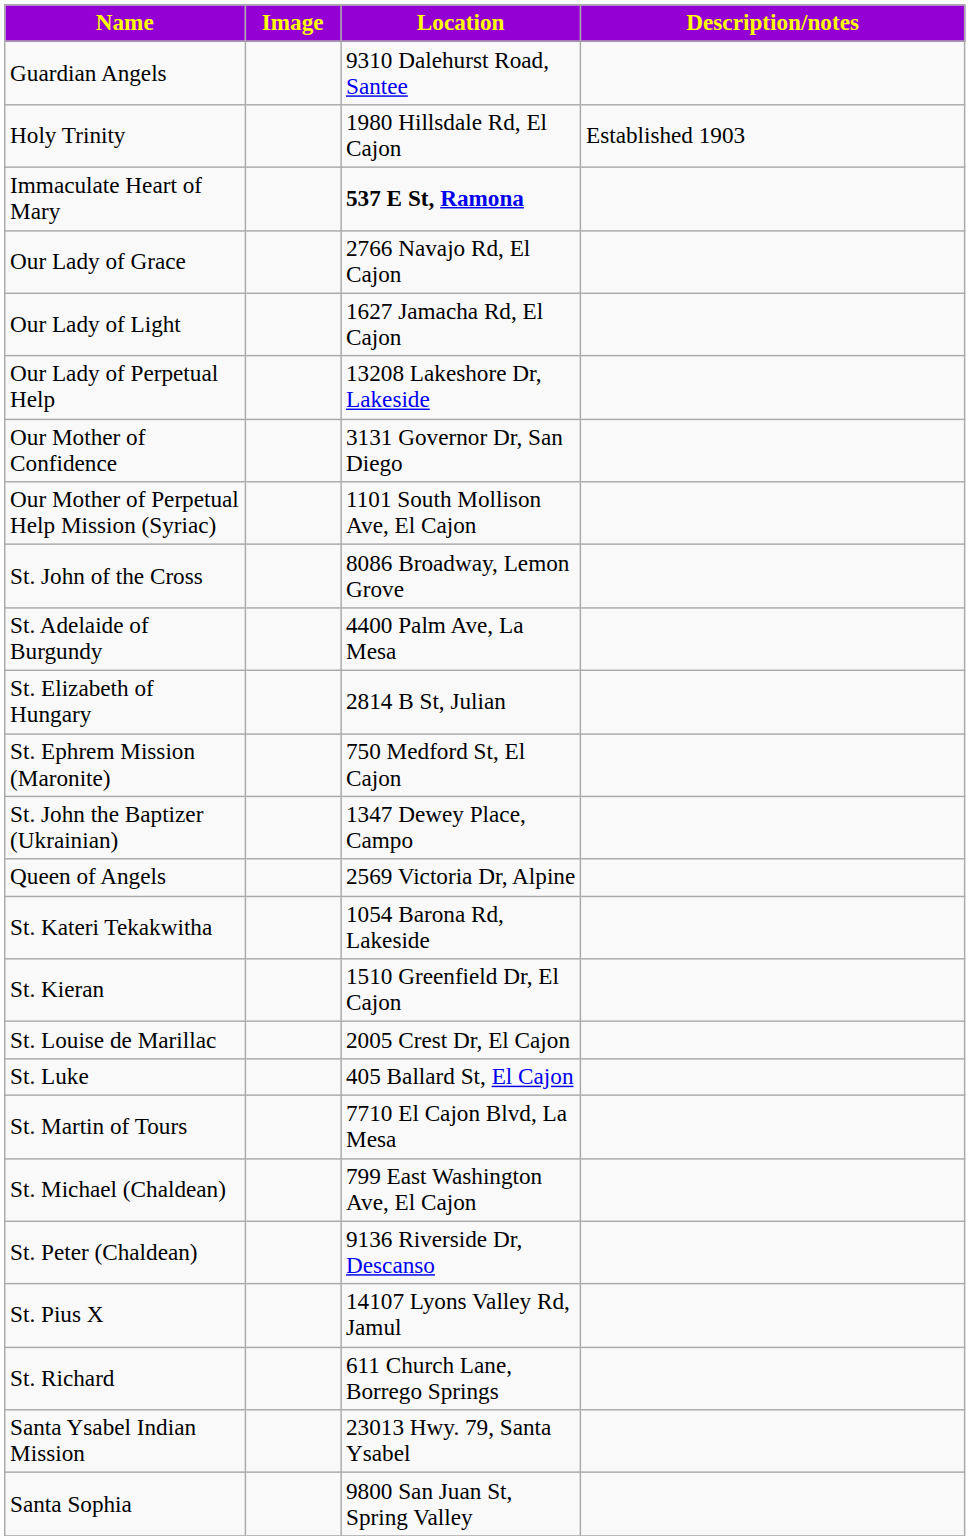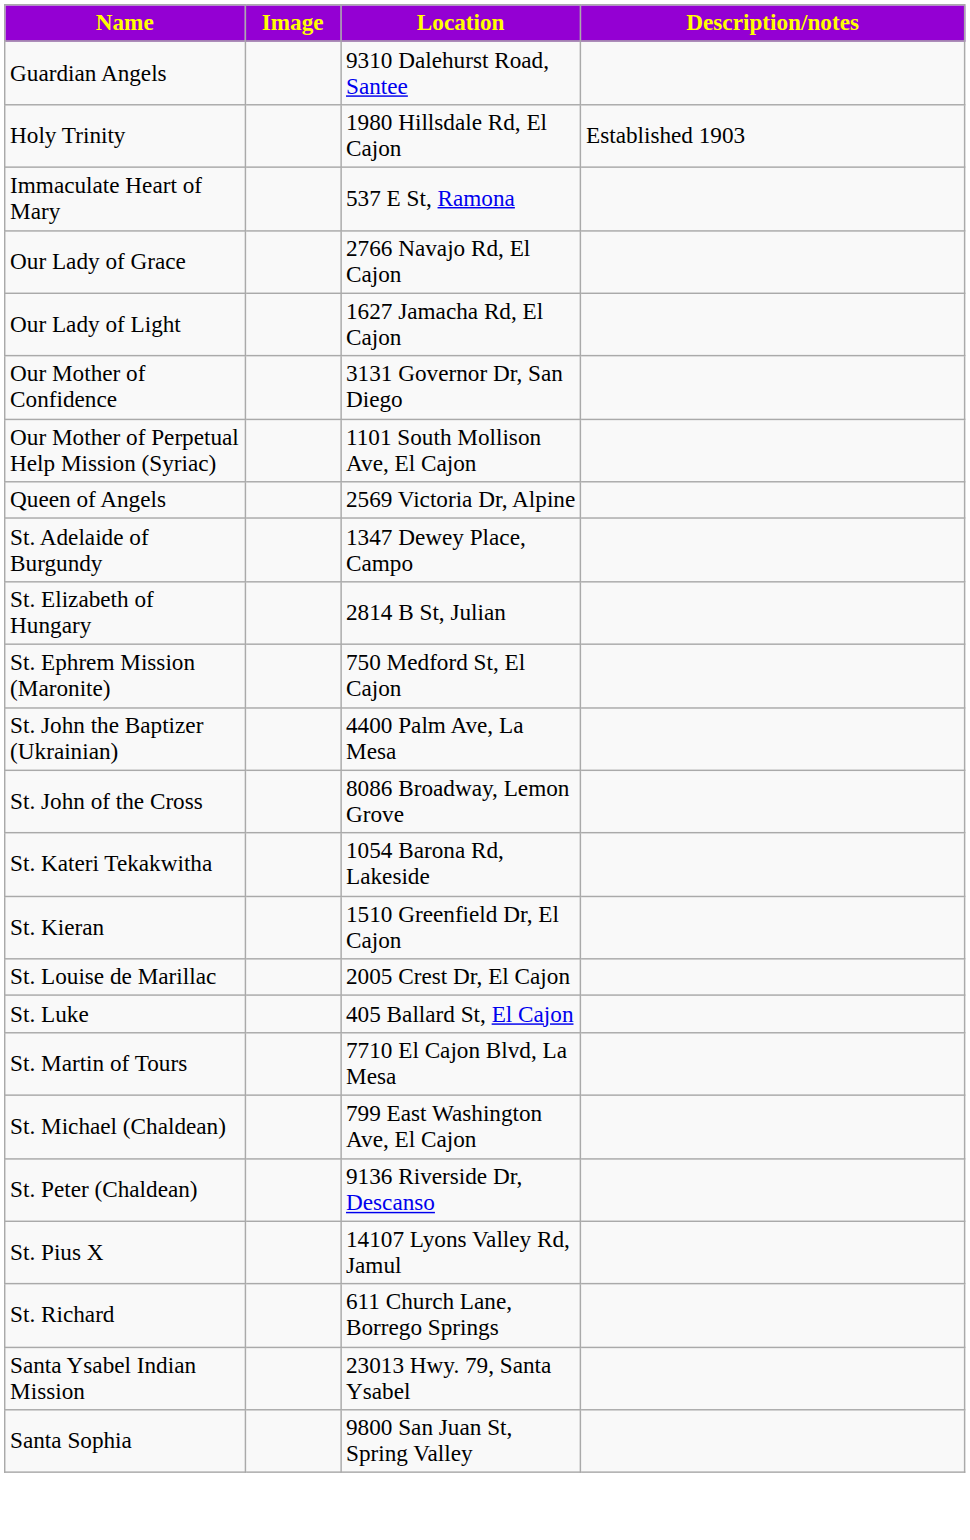(435, 198) bold -> (430, 198) normal
- row: (114, 387)
rows swapped: (88, 877) <-> (106, 575)
(435, 638) 4400 Palm Ave, La Mesa -> (436, 549) 1347 Dewey Place, Campo
(436, 827) 1347 Dewey Place, Campo -> (435, 738) 4400 Palm Ave, La Mesa
